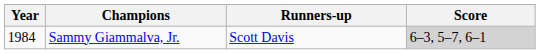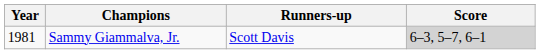(22, 37) 1984 -> (22, 37) 1981
